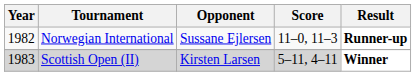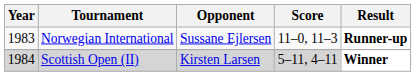(21, 38) 1982 -> (21, 38) 1983
(21, 60) 1983 -> (21, 60) 1984
